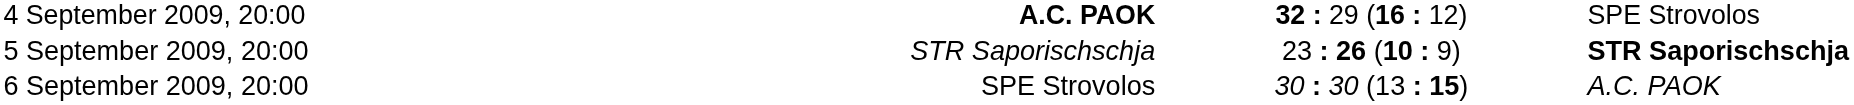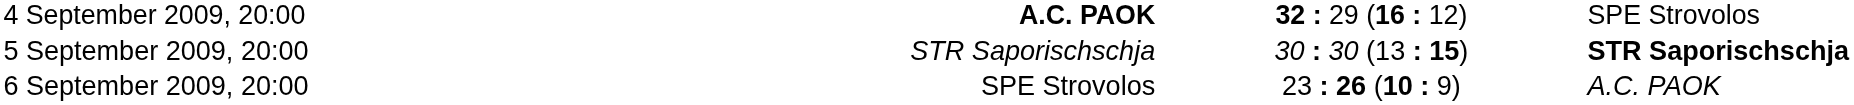(1371, 50) 23 : 26 (10 : 9) -> (1371, 50) 30 : 30 (13 : 15)
(1371, 86) 30 : 30 (13 : 15) -> (1371, 86) 23 : 26 (10 : 9)
